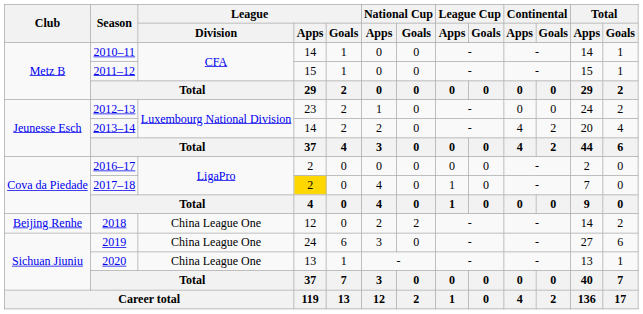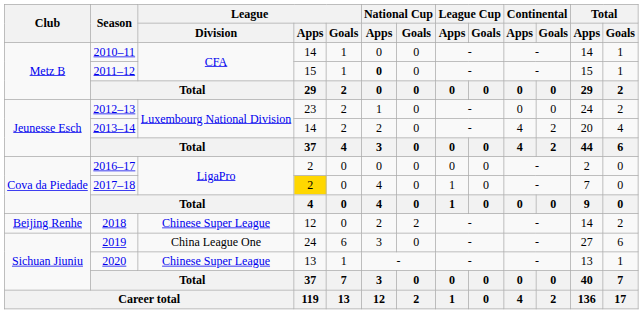(379, 71) normal -> (379, 71) bold
(216, 223) China League One -> (216, 223) Chinese Super League
(216, 261) China League One -> (216, 261) Chinese Super League
